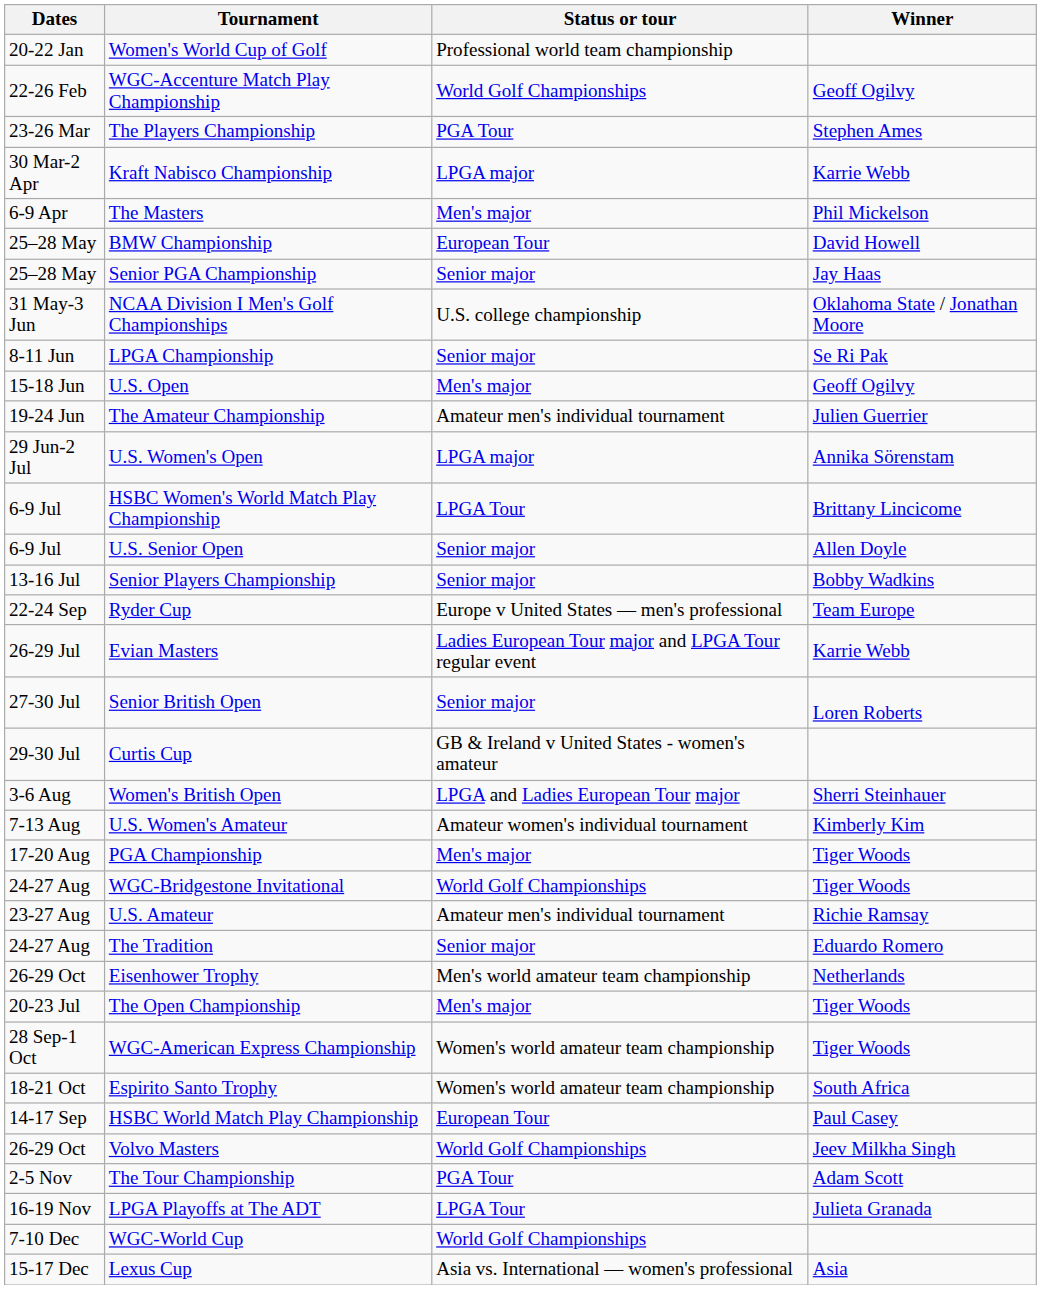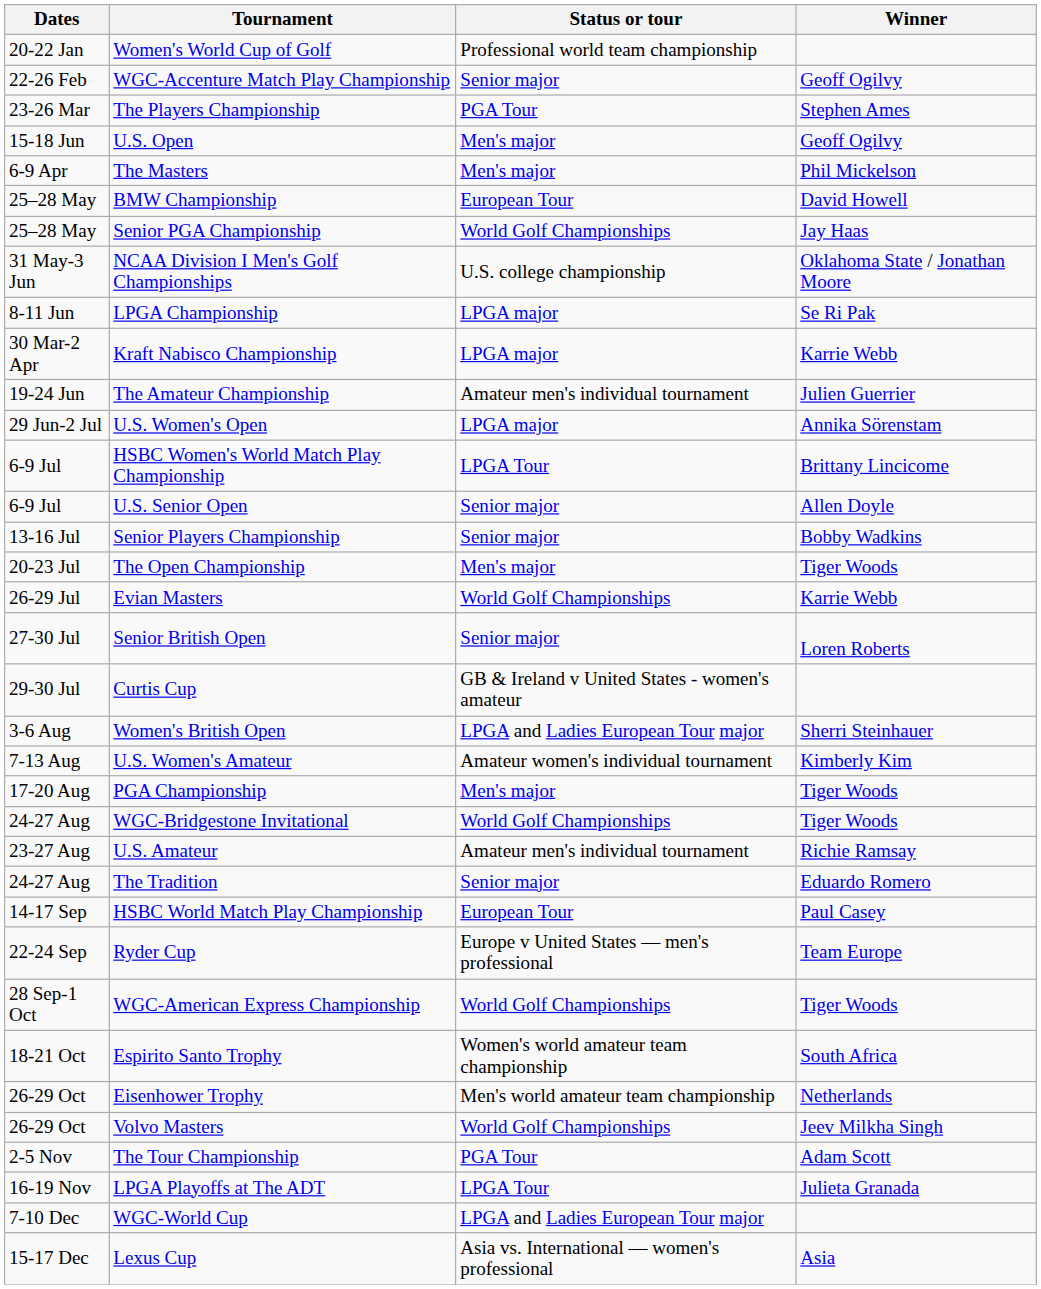(541, 90) World Golf Championships -> (510, 79) Senior major
rows swapped: (220, 172) <-> (149, 385)
(486, 273) Senior major -> (565, 230) World Golf Championships
(486, 355) Senior major -> (509, 312) LPGA major
rows swapped: (205, 1006) <-> (150, 609)
(608, 650) Ladies European Tour major and LPGA Tour regular event -> (565, 597) World Golf Championships
rows swapped: (263, 1118) <-> (184, 976)
(605, 1047) Women's world amateur team championship -> (565, 1004) World Golf Championships
(541, 1239) World Golf Championships -> (612, 1217) LPGA and Ladies European Tour major
